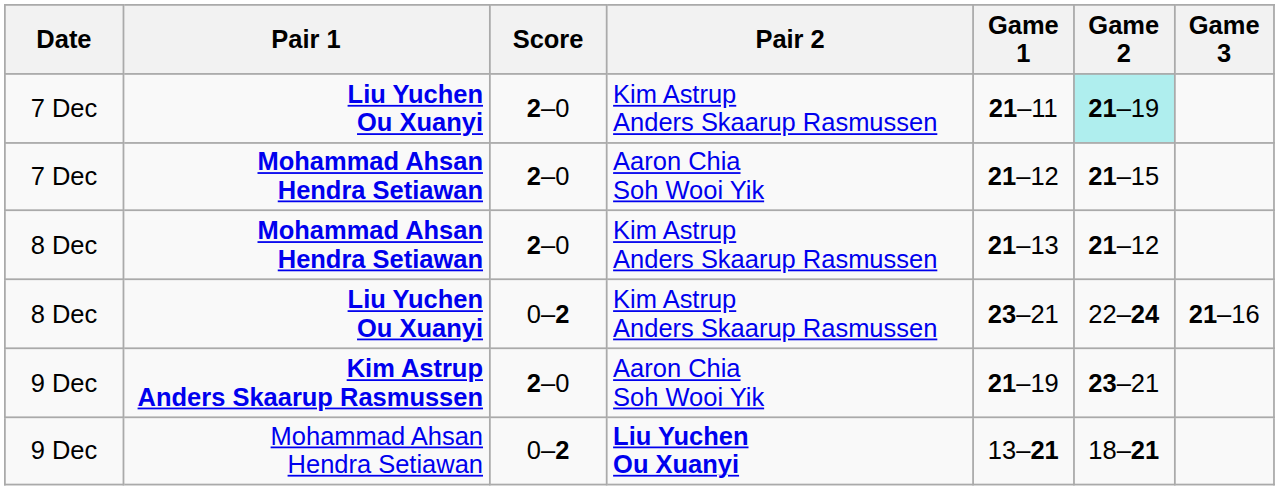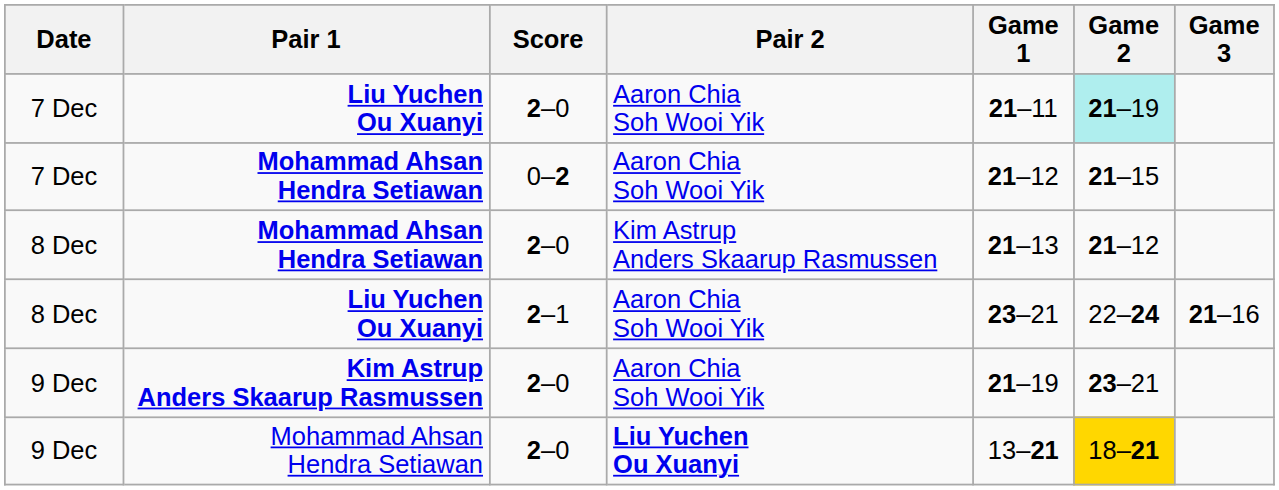(775, 108) Kim Astrup Anders Skaarup Rasmussen -> (689, 108) Aaron Chia Soh Wooi Yik
(548, 177) 2–0 -> (548, 177) 0–2
(548, 314) 0–2 -> (548, 314) 2–1
(775, 314) Kim Astrup Anders Skaarup Rasmussen -> (689, 314) Aaron Chia Soh Wooi Yik
(548, 451) 0–2 -> (548, 451) 2–0
(1124, 451) no background -> (1124, 451) gold background
